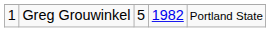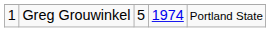(168, 15) 1982 -> (168, 15) 1974
